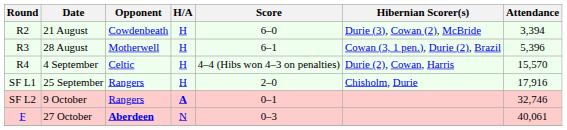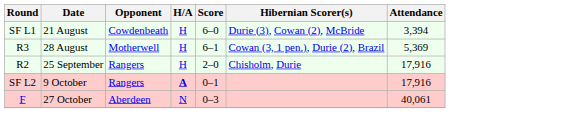(23, 30) R2 -> (23, 30) SF L1
(533, 47) 5,396 -> (416, 47) 5,369
- row: (71, 64)
(23, 82) SF L1 -> (23, 64) R2
(533, 99) 32,746 -> (416, 82) 17,916
(131, 116) bold -> (130, 99) normal
